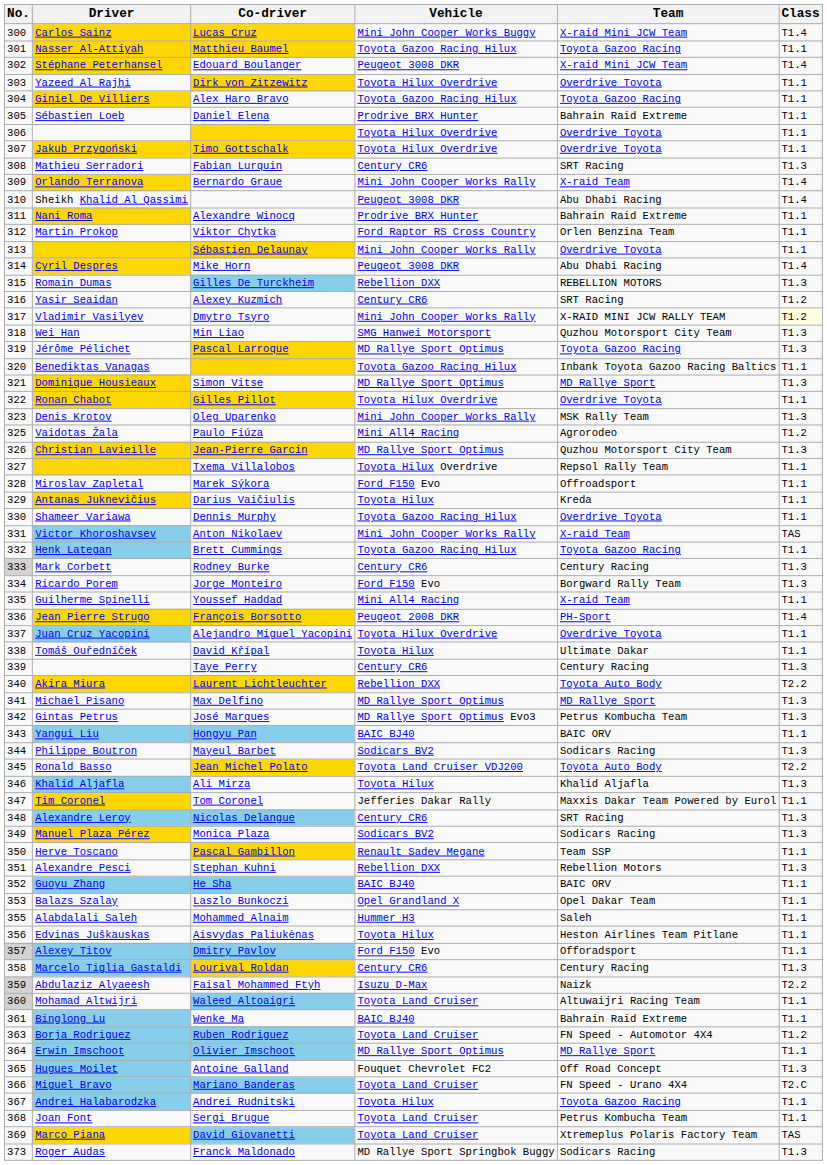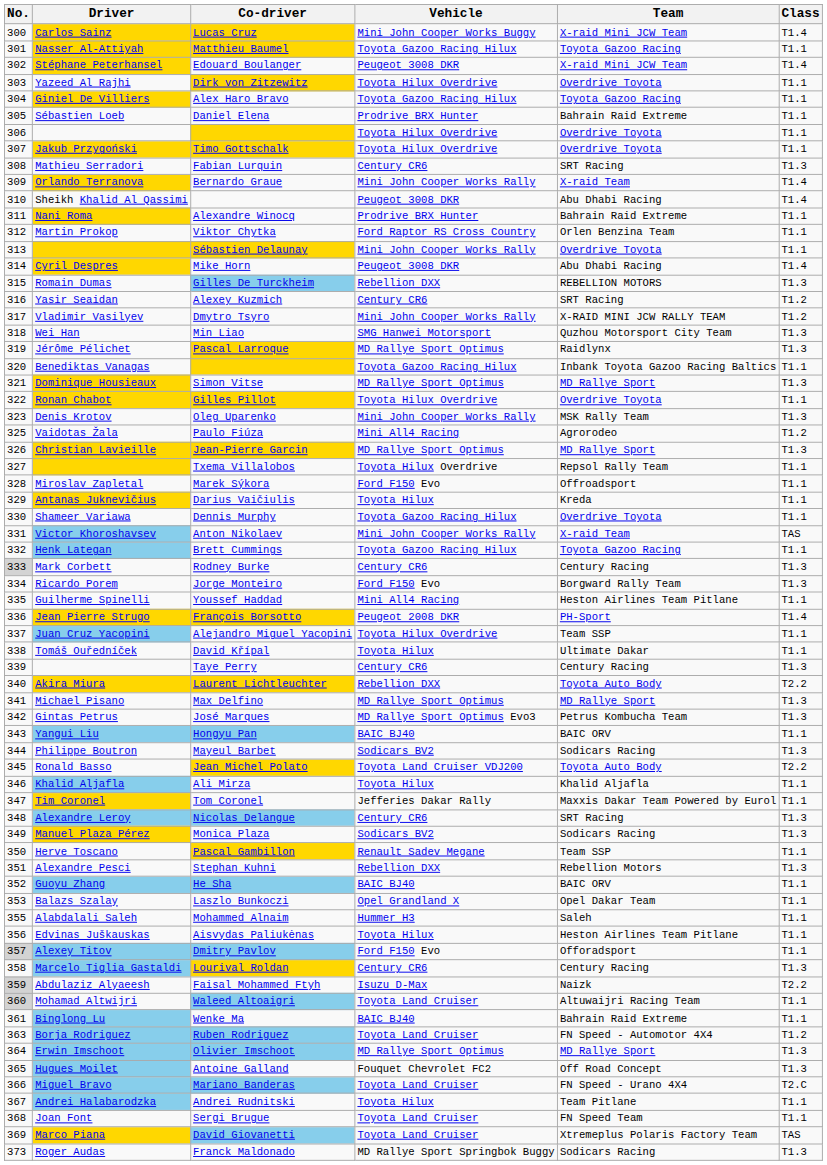(794, 317) lightyellow background -> (794, 317) no background
(620, 350) Toyota Gazoo Racing -> (585, 350) Raidlynx
(646, 450) Quzhou Motorsport City Team -> (608, 450) MD Rallye Sport
(595, 601) X-raid Team -> (649, 601) Heston Airlines Team Pitlane
(611, 634) Overdrive Toyota -> (585, 634) Team SSP
(794, 784) T1.3 -> (794, 784) T1.1
(794, 1052) T1.1 -> (794, 1052) T1.3
(620, 1102) Toyota Gazoo Racing -> (598, 1102) Team Pitlane
(624, 1119) Petrus Kombucha Team -> (601, 1119) FN Speed Team
